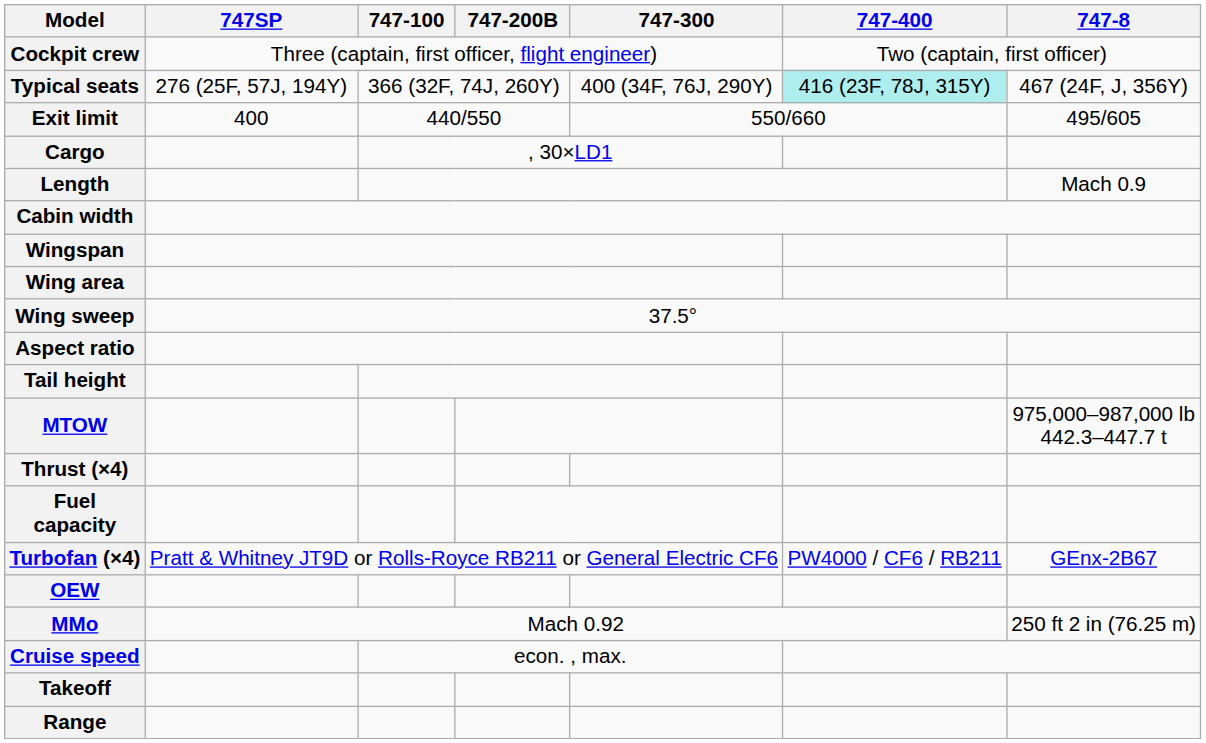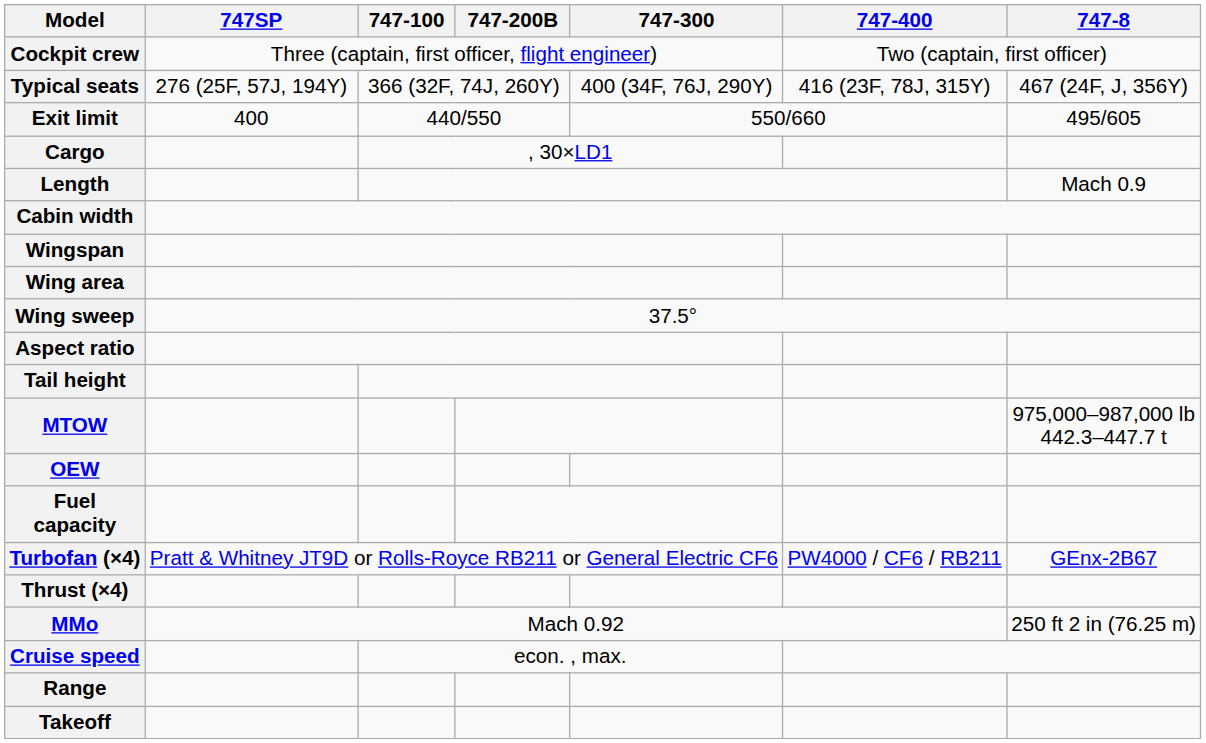(895, 86) paleturquoise background -> (895, 86) no background
rows swapped: (75, 591) <-> (75, 469)
rows swapped: (75, 721) <-> (75, 689)
